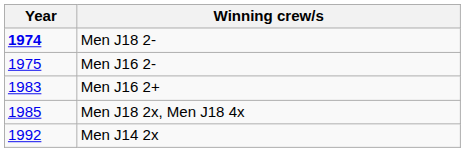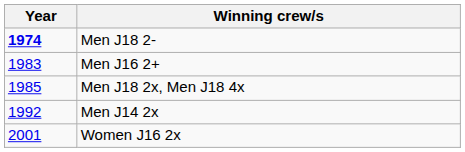- row: (118, 64)
+ row: (131, 135)
